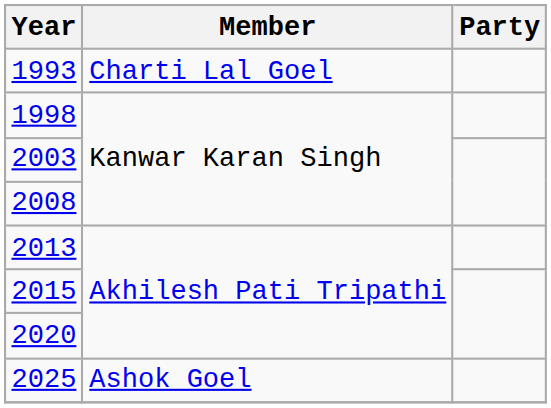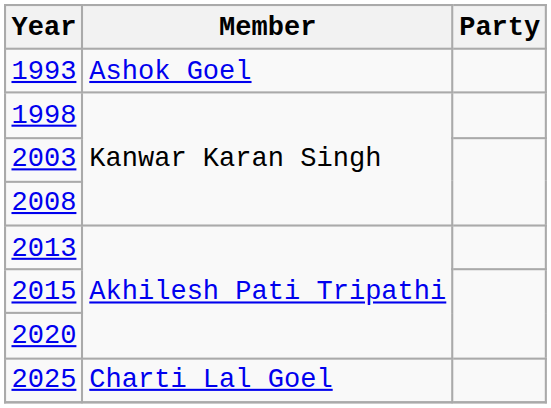(211, 71) Charti Lal Goel -> (170, 71) Ashok Goel
(170, 380) Ashok Goel -> (211, 380) Charti Lal Goel
